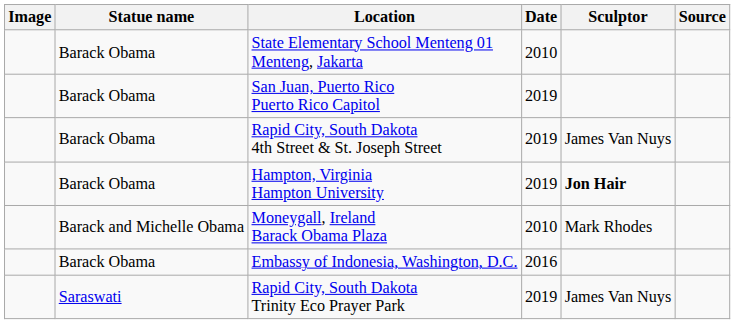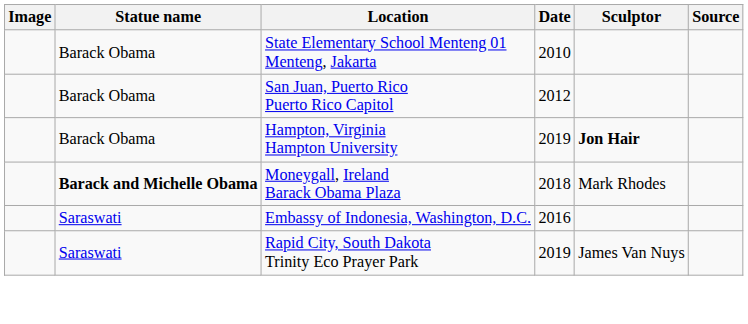(541, 95) 2019 -> (555, 95) 2012
- row: (347, 139)
(151, 227) normal -> (158, 183) bold
(541, 227) 2010 -> (555, 183) 2018
(107, 261) Barack Obama -> (90, 218) Saraswati
